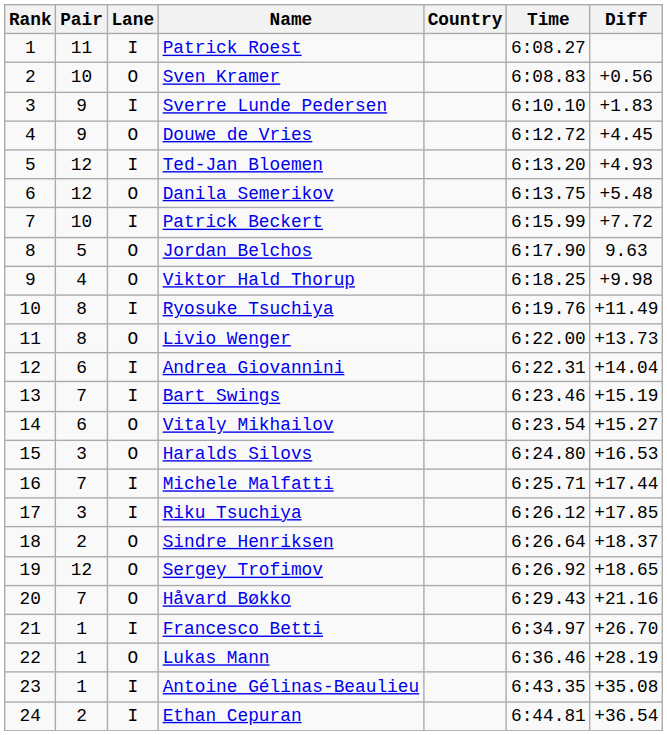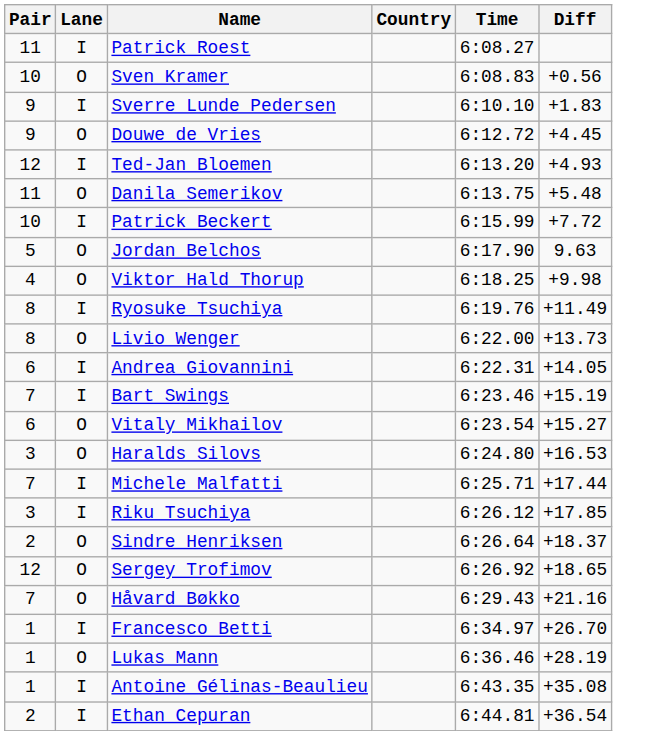- column: (30, 19)
(82, 193) 12 -> (30, 193) 11
(626, 368) +14.04 -> (575, 368) +14.05
